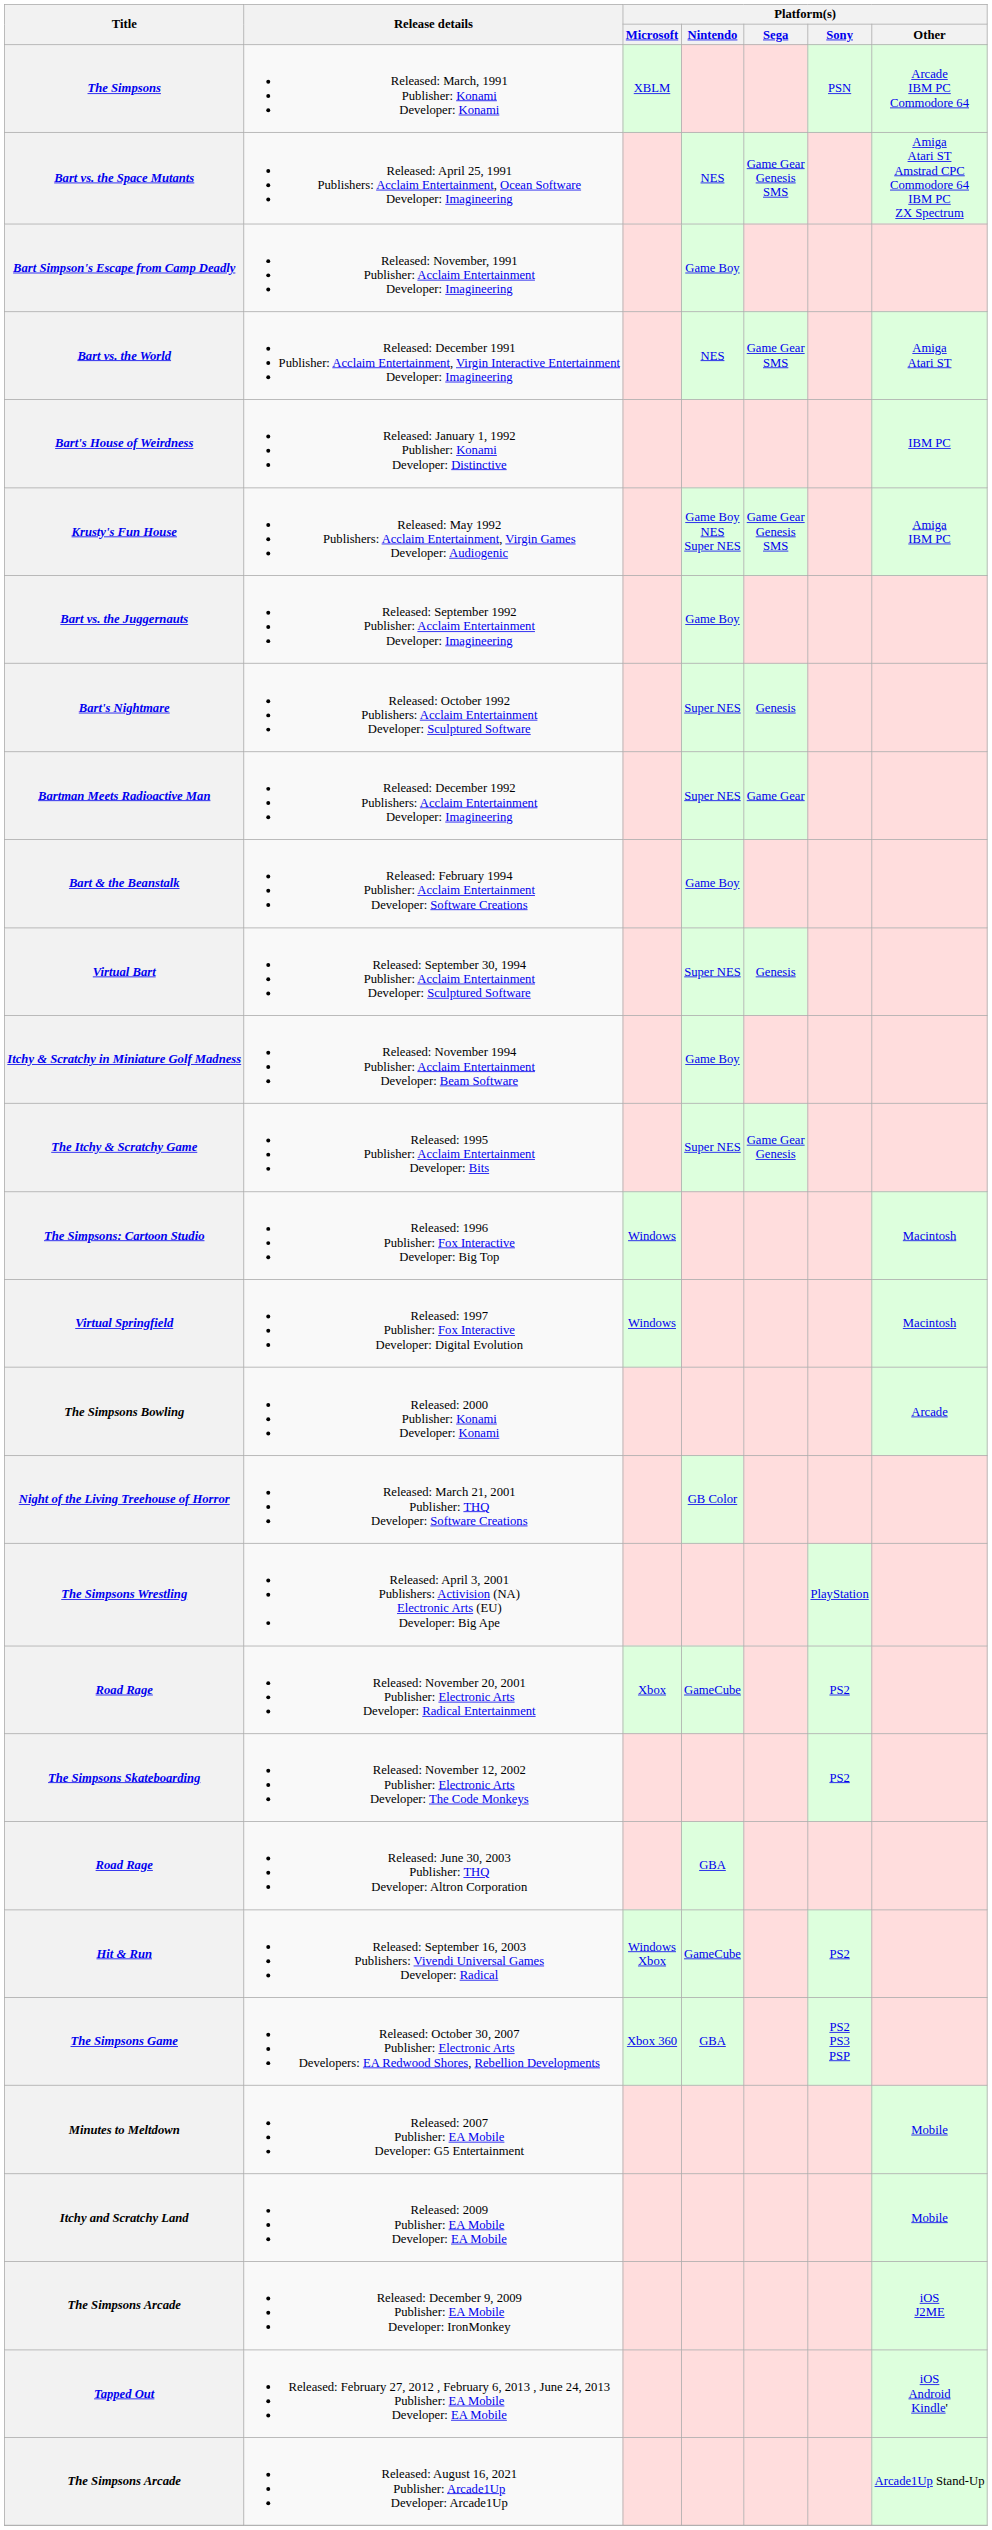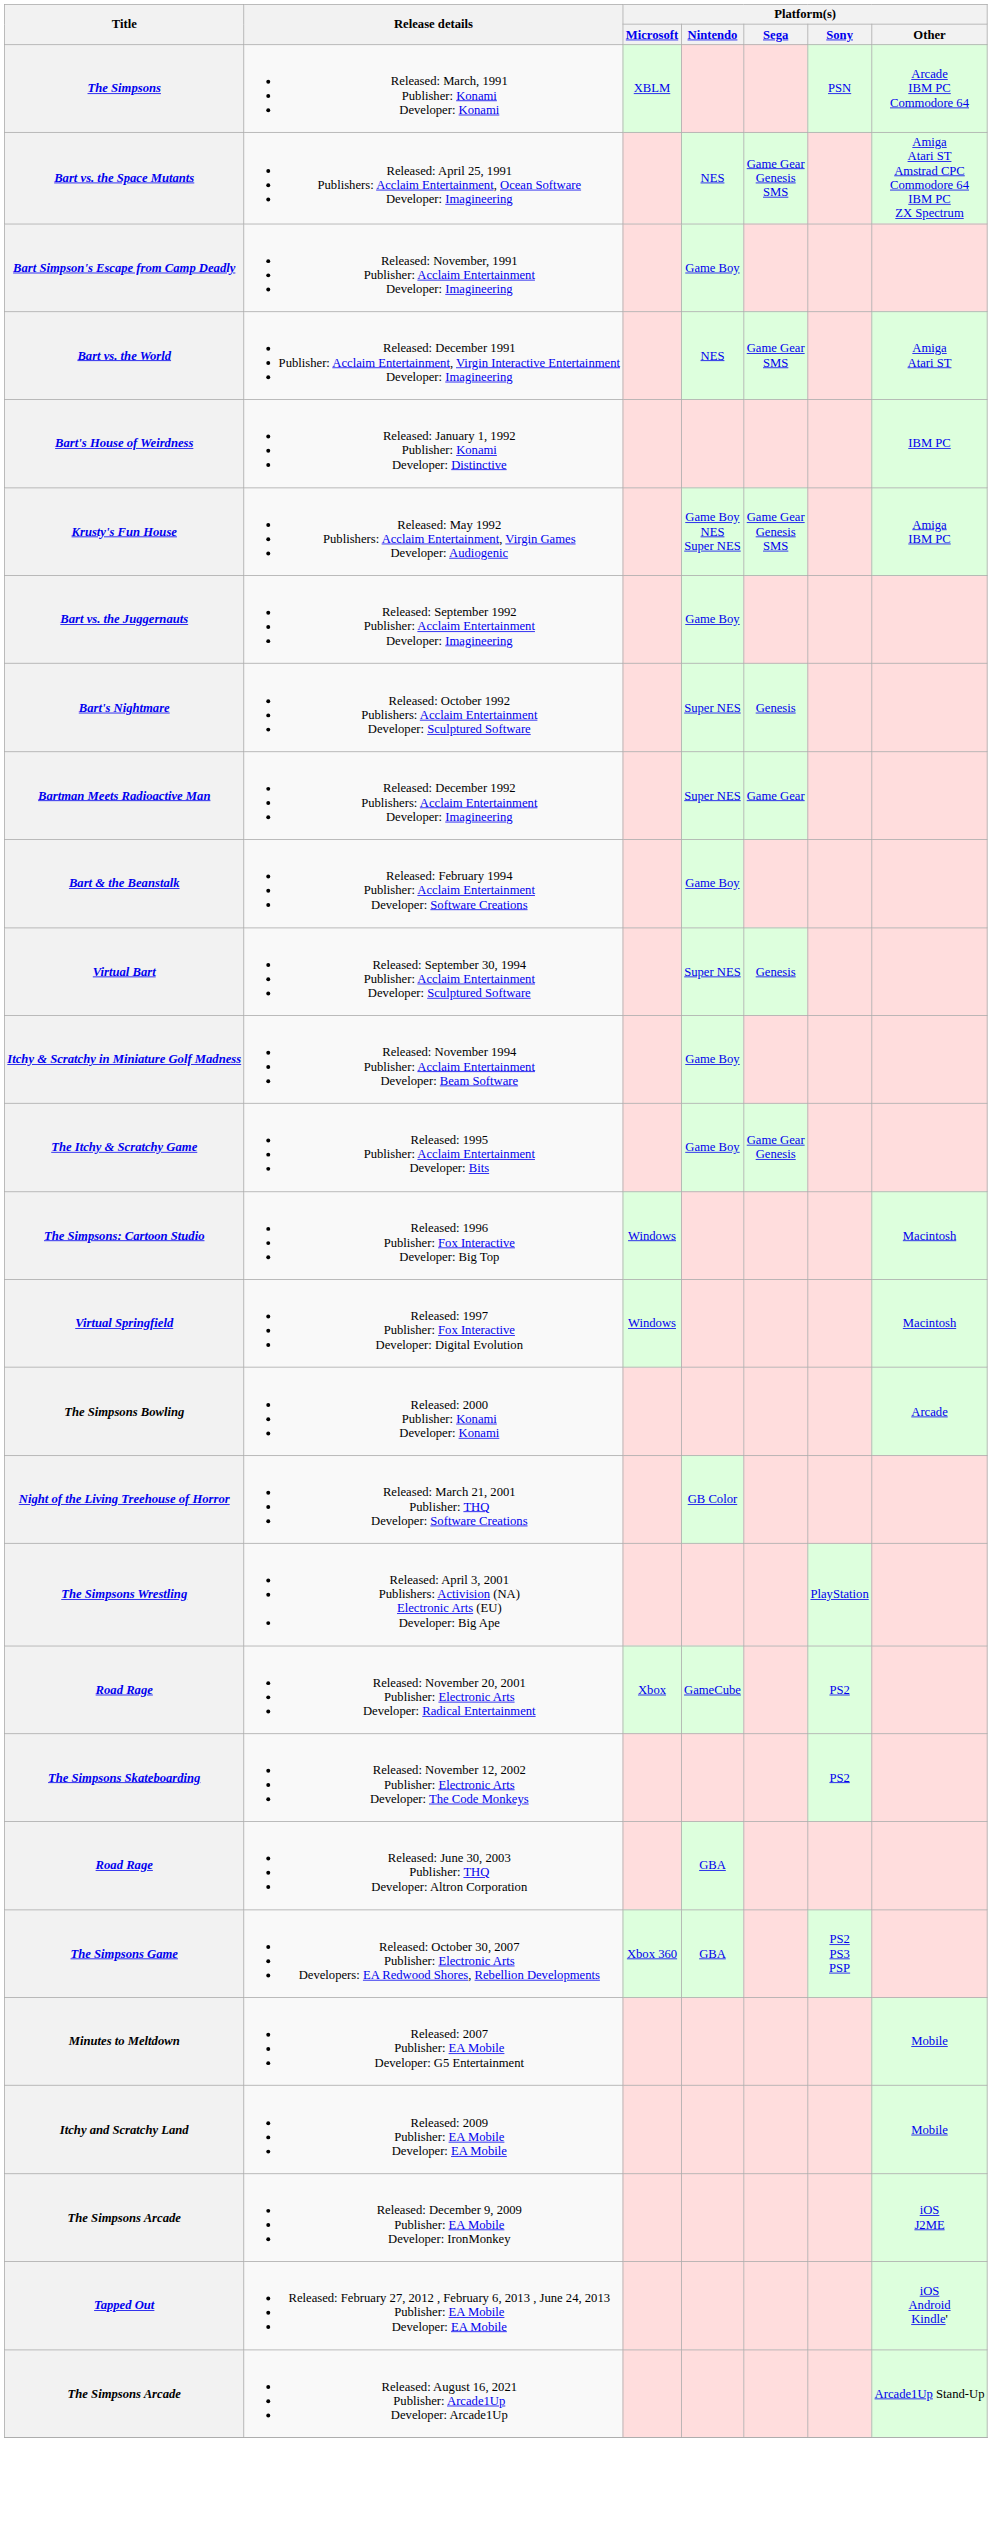(712, 1147) Super NES -> (712, 1147) Game Boy
- row: (124, 1953)
